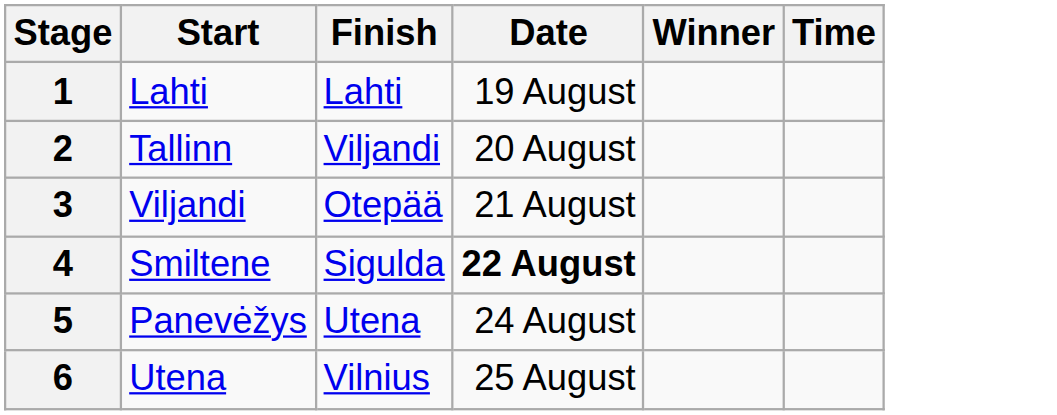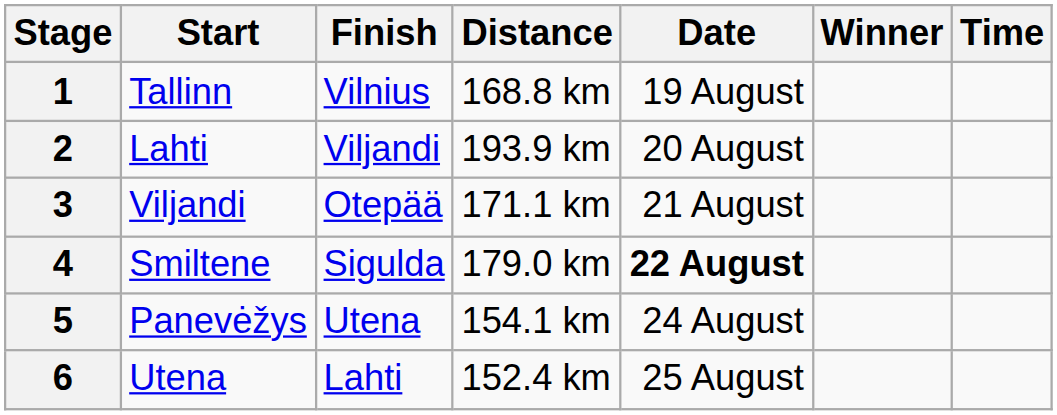+ column: (537, 33)
(169, 90) Lahti -> (181, 90) Tallinn
(363, 90) Lahti -> (377, 90) Vilnius
(181, 148) Tallinn -> (169, 148) Lahti
(377, 378) Vilnius -> (363, 378) Lahti
